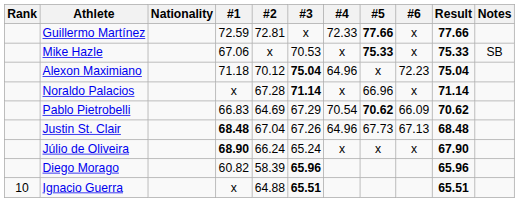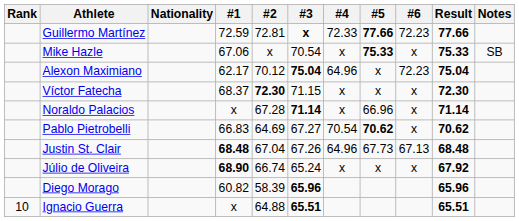(306, 33) normal -> (306, 33) bold
(414, 33) x -> (414, 33) 72.23
(306, 52) 70.53 -> (306, 52) 70.54
(234, 71) 71.18 -> (234, 71) 62.17
+ row: (82, 91)
(306, 110) 67.29 -> (306, 129) 67.27
(414, 110) 66.09 -> (414, 129) x
(270, 149) 66.24 -> (270, 168) 66.74
(453, 149) 67.90 -> (453, 168) 67.92
